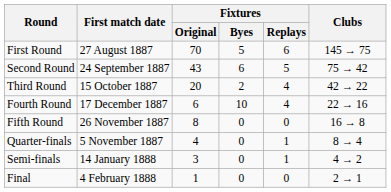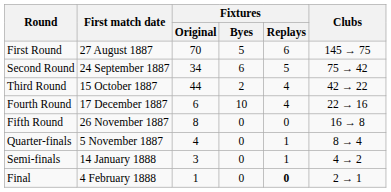(196, 68) 43 -> (196, 68) 34
(196, 86) 20 -> (196, 86) 44
(286, 178) normal -> (286, 178) bold
